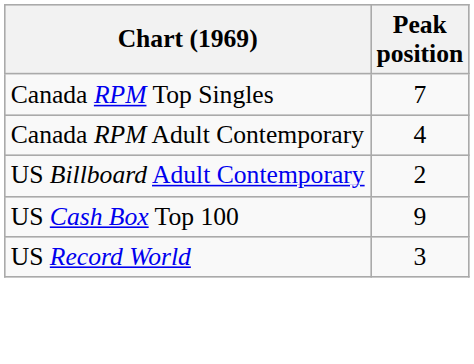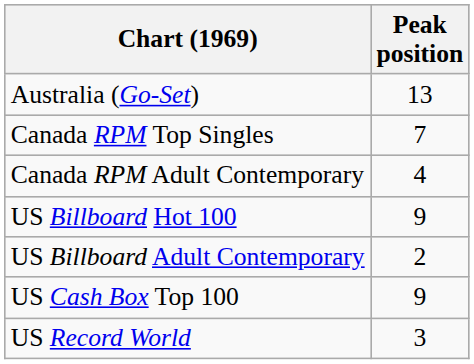+ row: (105, 94)
+ row: (124, 216)
